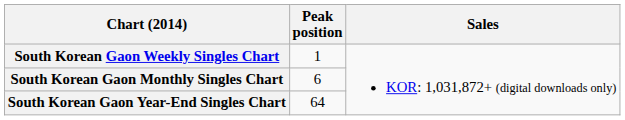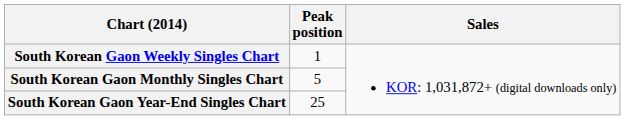(318, 79) 6 -> (318, 79) 5
(318, 102) 64 -> (318, 102) 25
